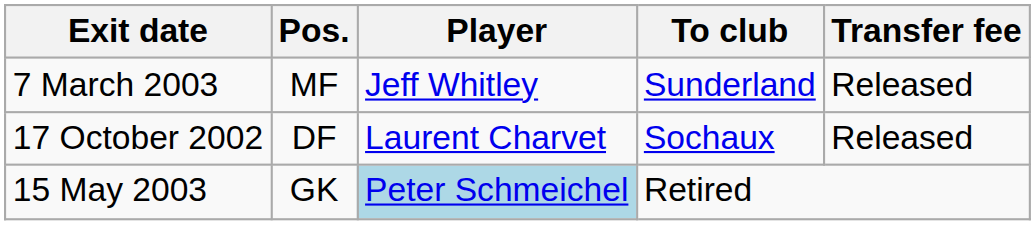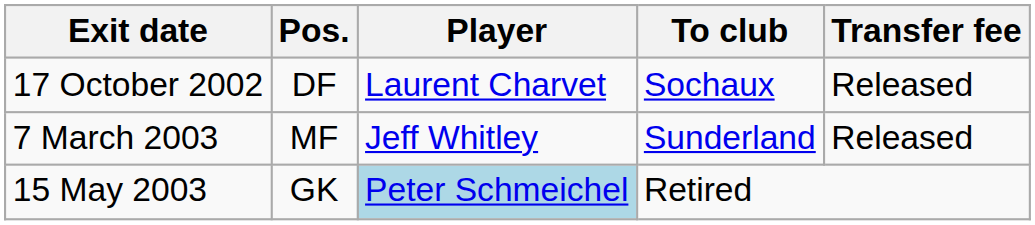rows swapped: (138, 137) <-> (116, 84)
